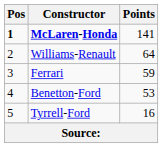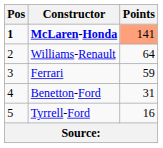(146, 34) no background -> (146, 34) lightsalmon background
(149, 93) 53 -> (149, 93) 31
